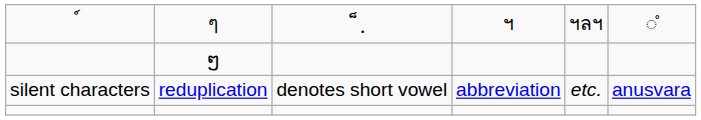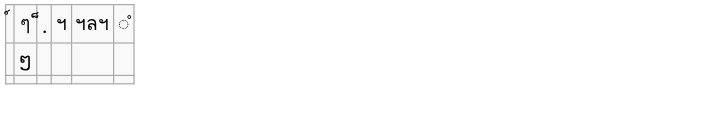- row: (213, 90)
